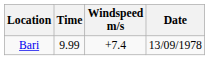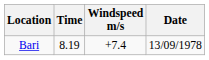(69, 45) 9.99 -> (69, 45) 8.19
